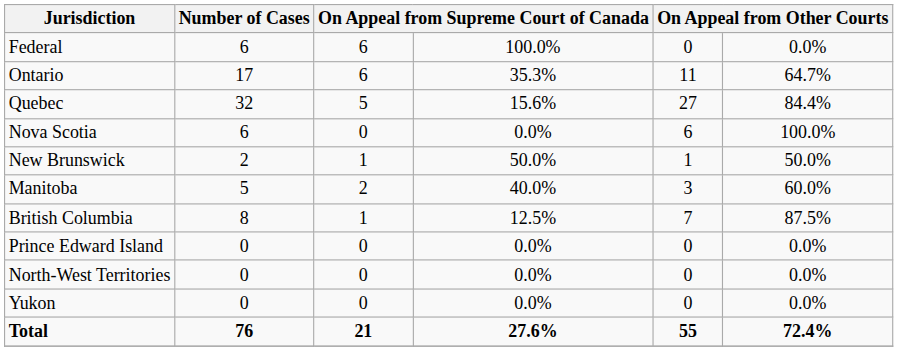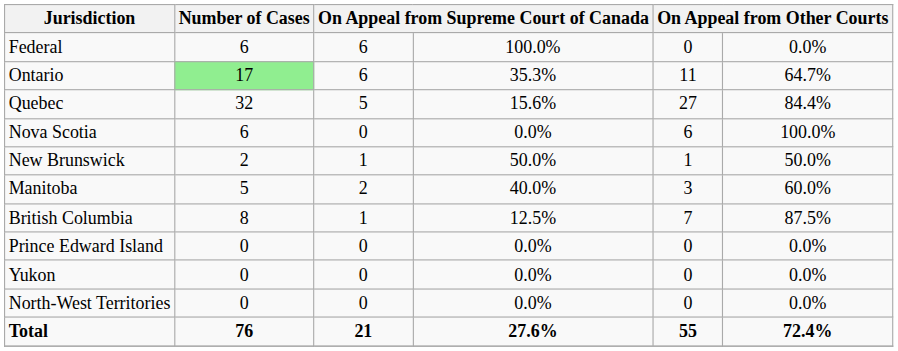(244, 75) no background -> (244, 75) lightgreen background
rows swapped: (90, 274) <-> (32, 302)
